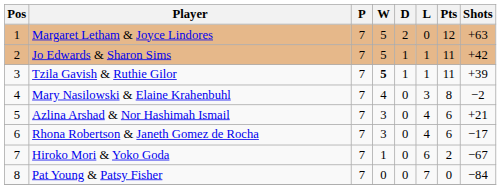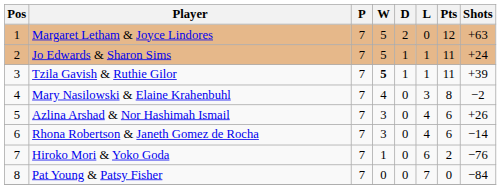(478, 54) +42 -> (478, 54) +24
(478, 114) +21 -> (478, 114) +26
(478, 134) −17 -> (478, 134) −14
(478, 154) −67 -> (478, 154) −76
